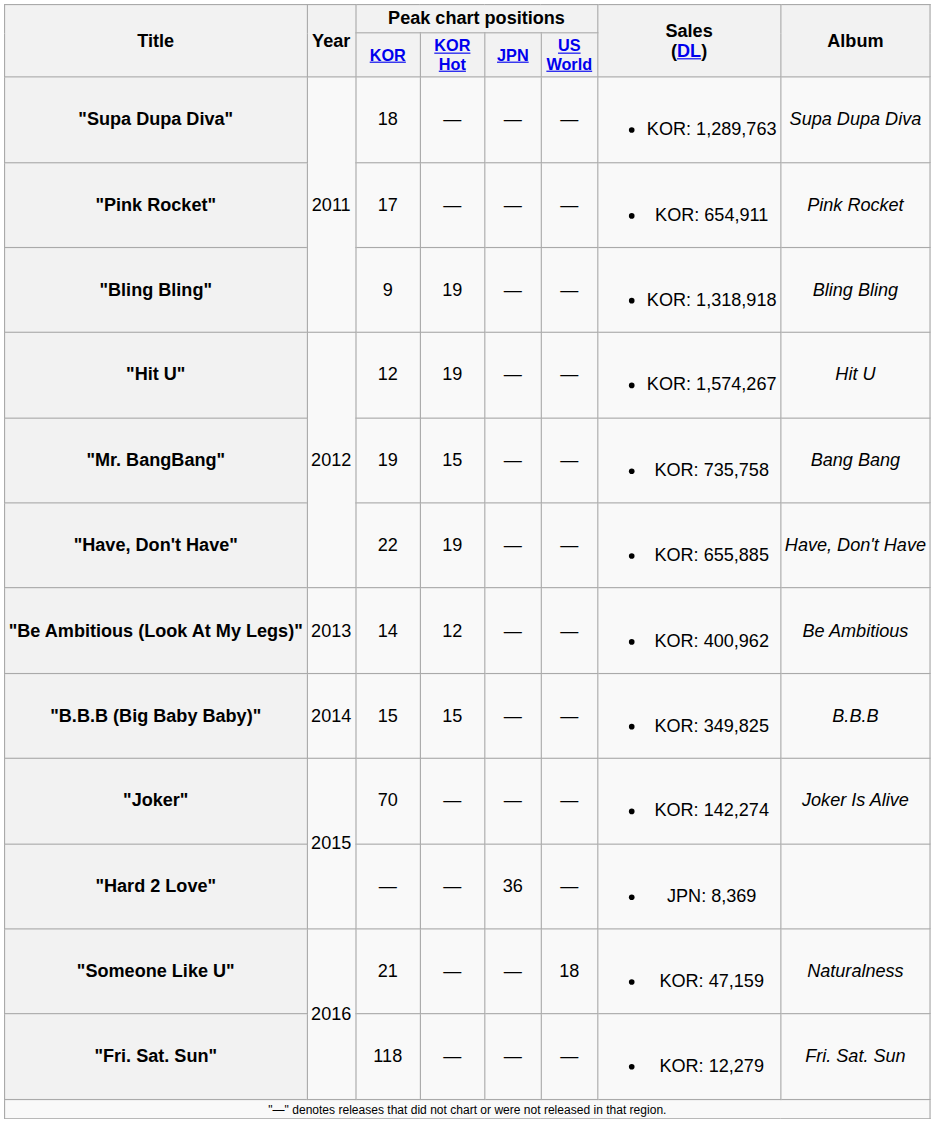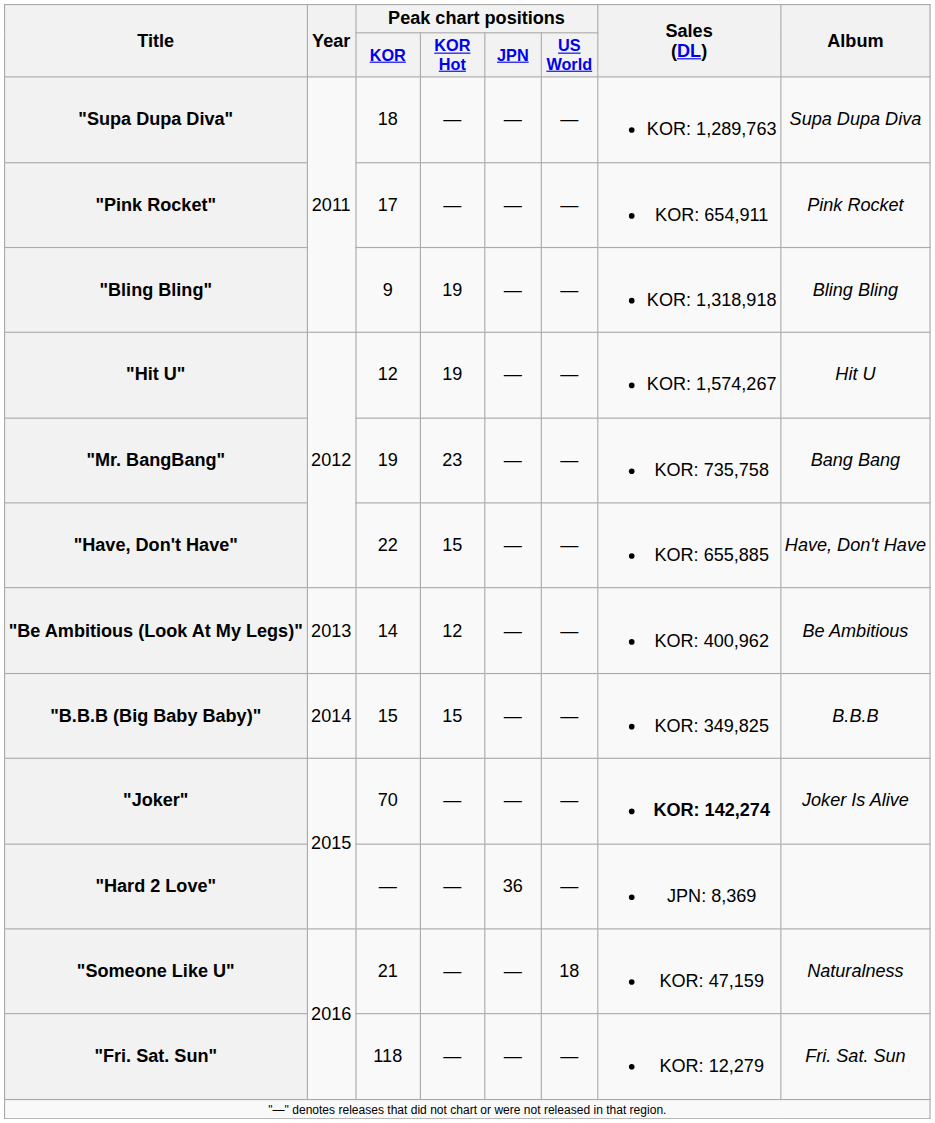(452, 460) 15 -> (452, 460) 23
(452, 545) 19 -> (452, 545) 15
(689, 811) normal -> (689, 811) bold
